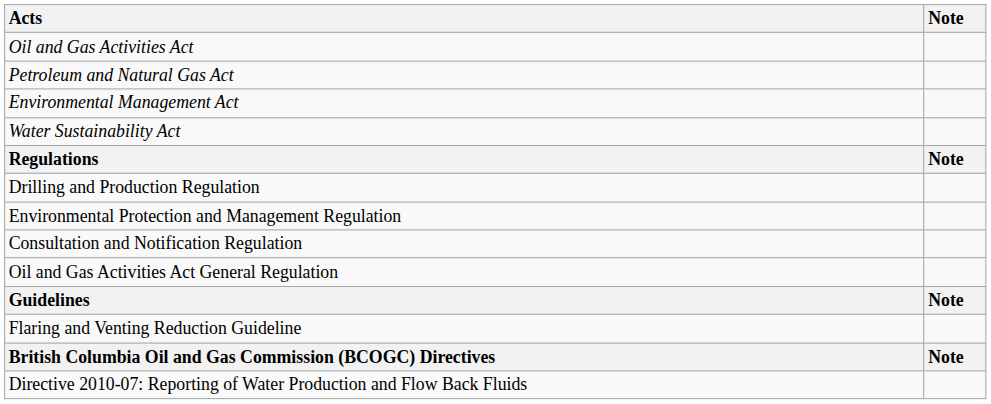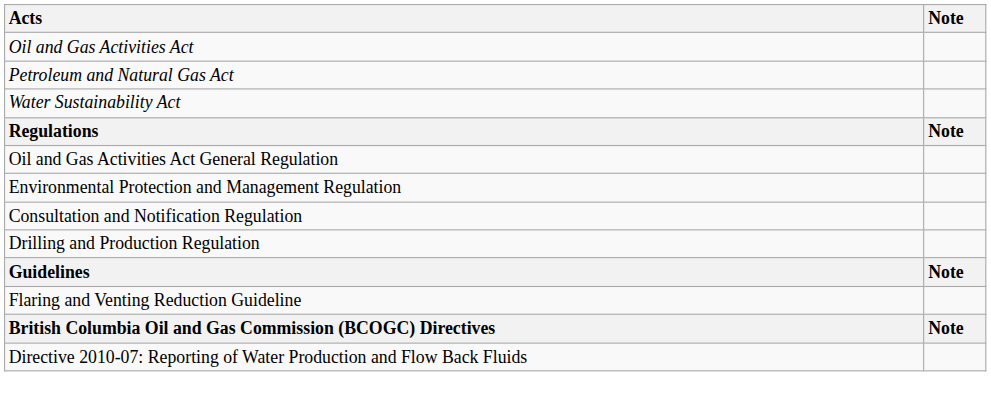- row: (124, 103)
rows swapped: (134, 187) <-> (173, 272)
